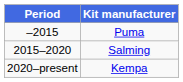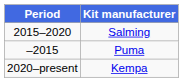rows swapped: (129, 32) <-> (129, 50)
